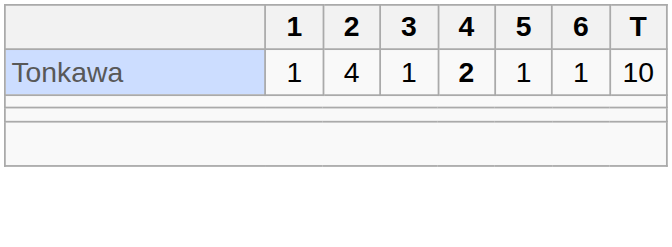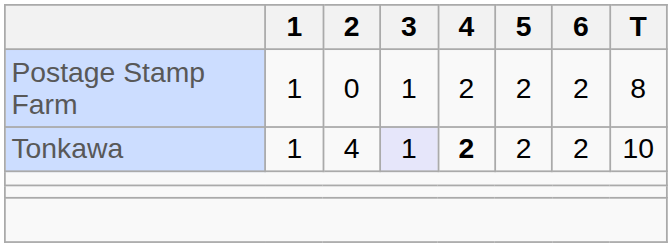+ row: (108, 87)
(409, 71) no background -> (409, 148) lavender background
(524, 71) 1 -> (524, 148) 2
(581, 71) 1 -> (581, 148) 2
